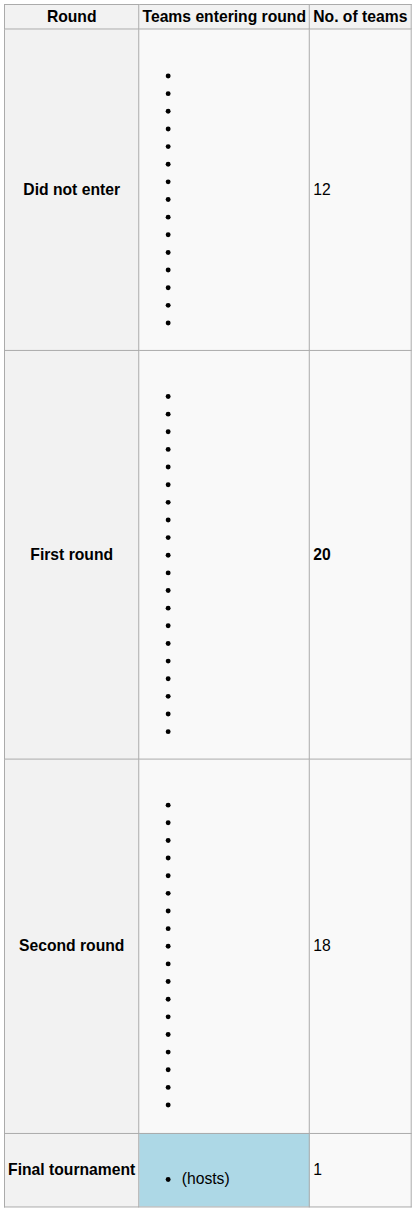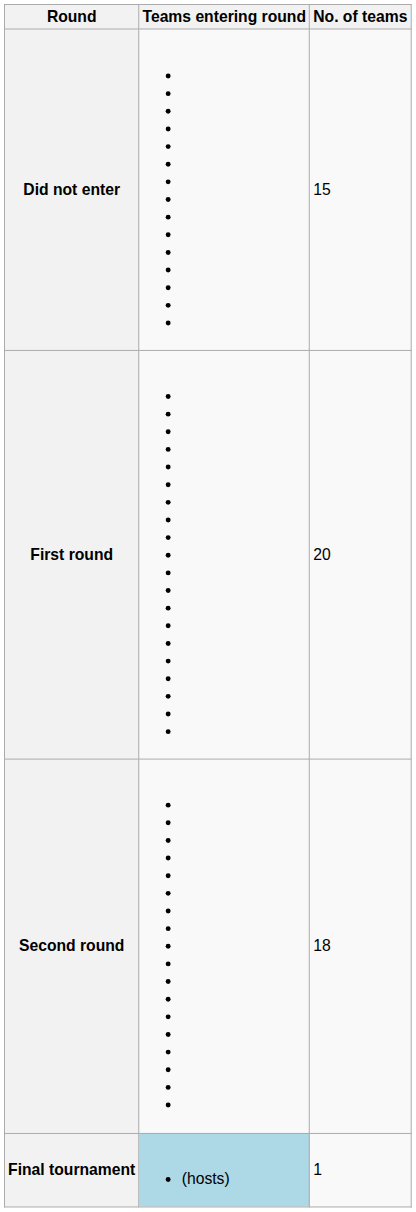(322, 189) 12 -> (322, 189) 15
(322, 554) bold -> (322, 554) normal
